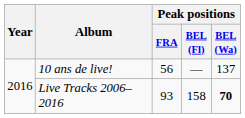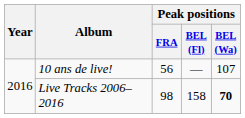(226, 68) 137 -> (226, 68) 107
(167, 95) 93 -> (167, 95) 98
